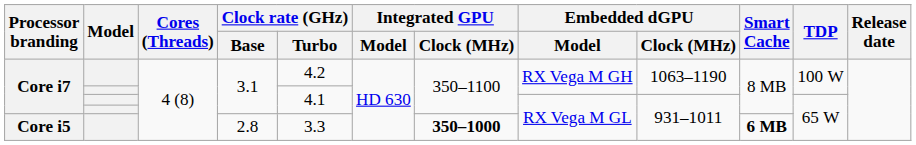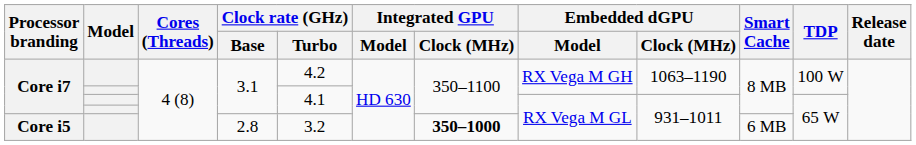(315, 126) 3.3 -> (315, 126) 3.2
(767, 126) bold -> (767, 126) normal
